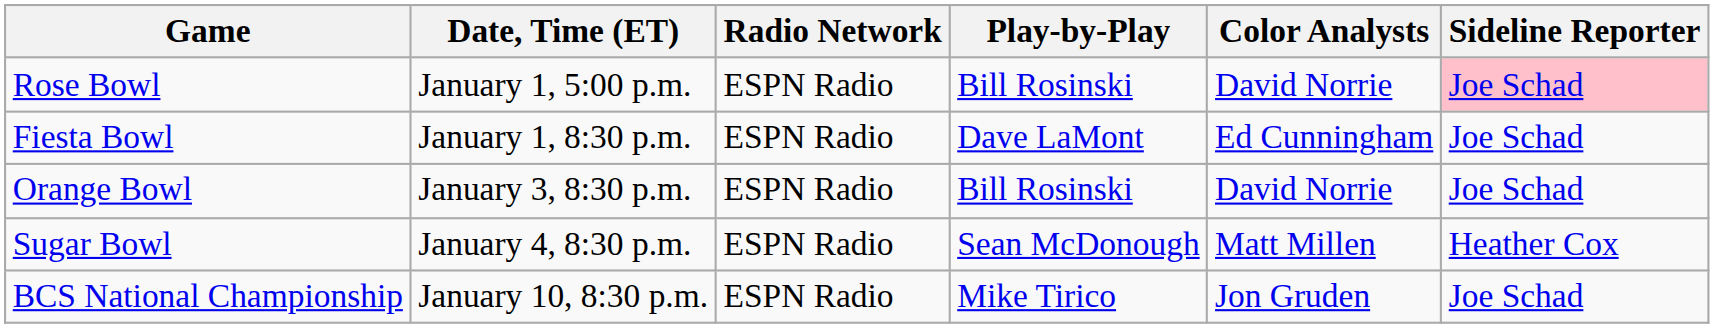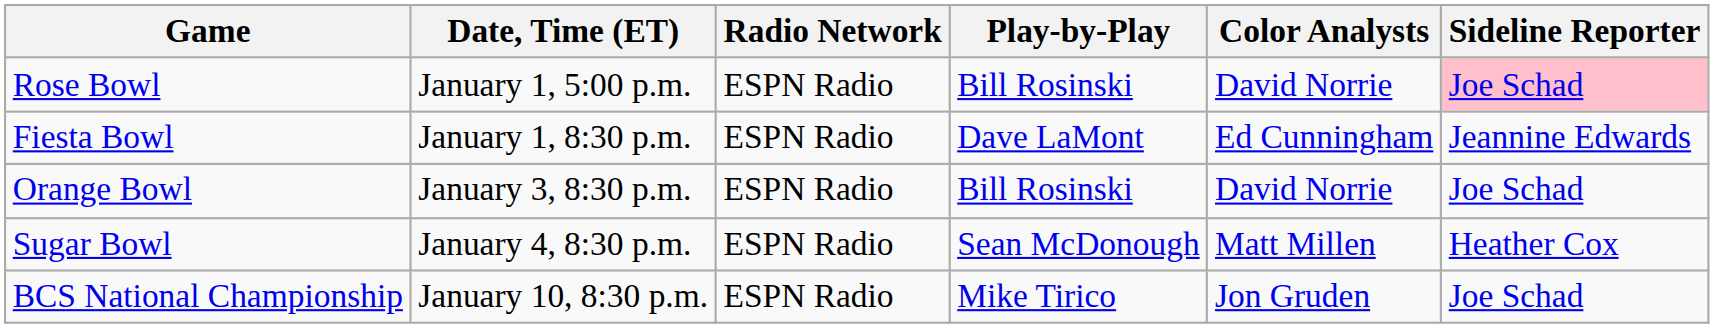(1516, 137) Joe Schad -> (1570, 137) Jeannine Edwards
